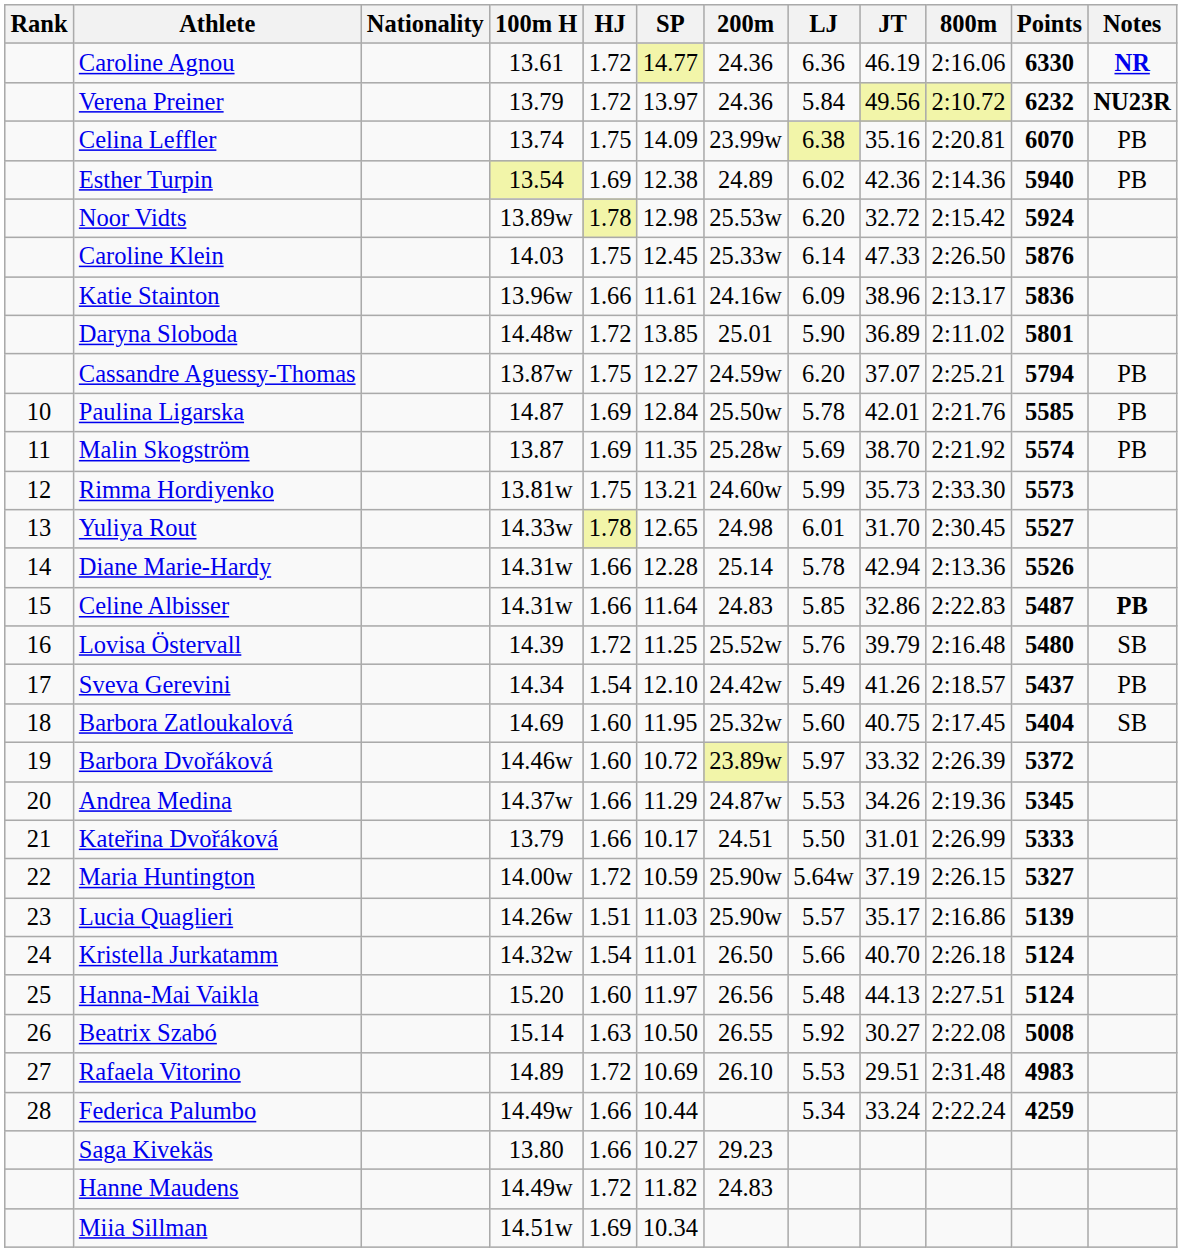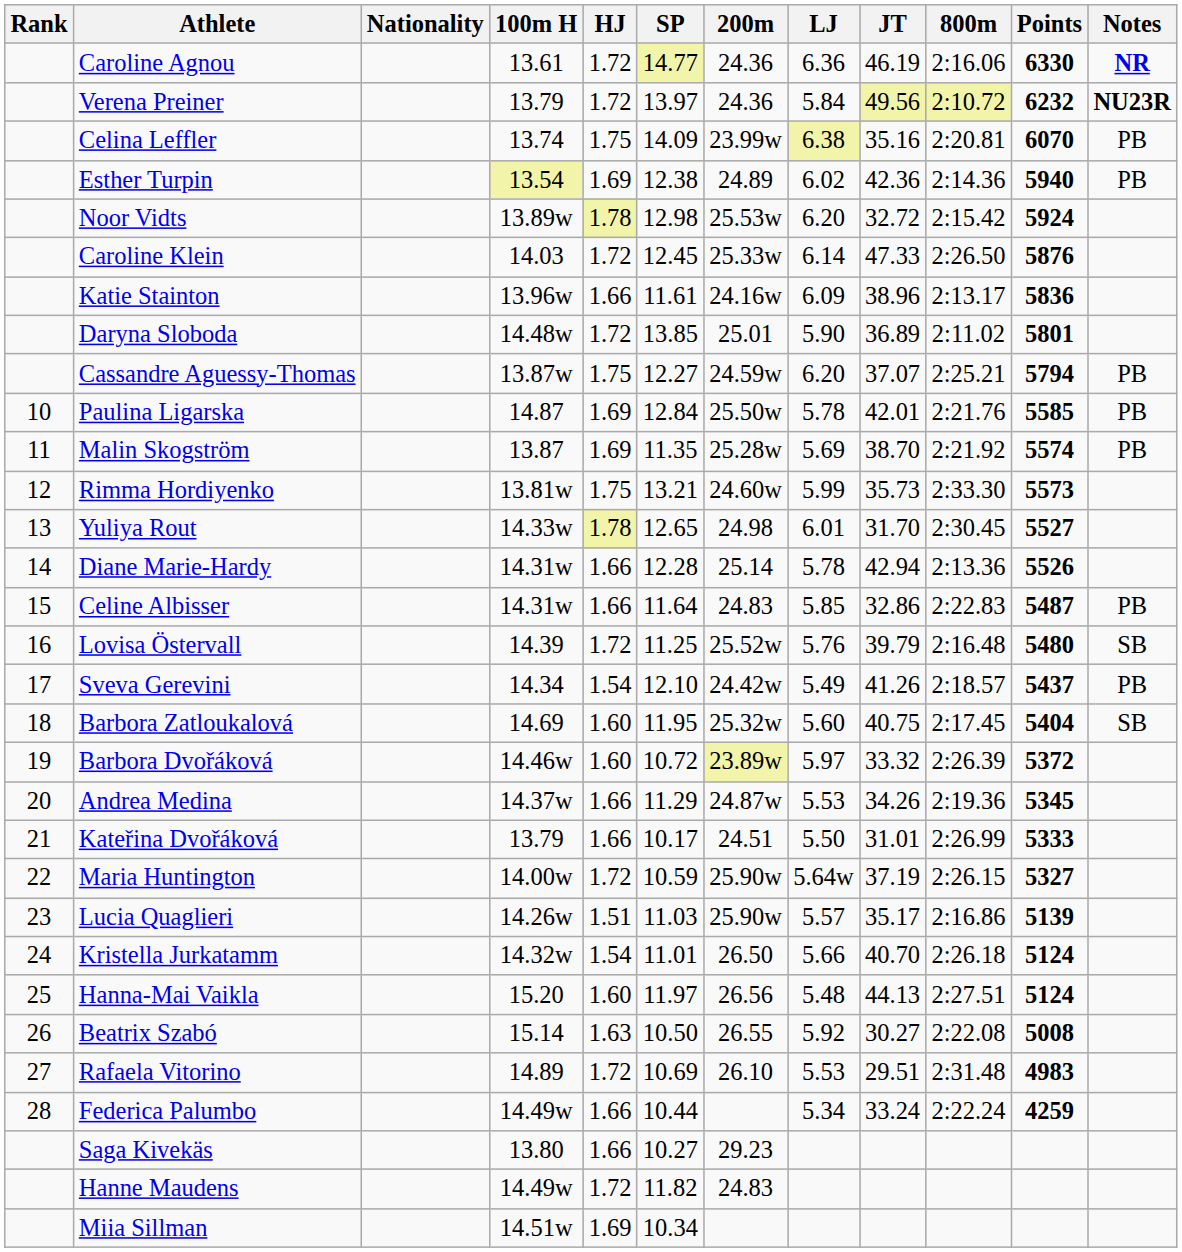(610, 256) 1.75 -> (610, 256) 1.72
(1132, 606) bold -> (1132, 606) normal
